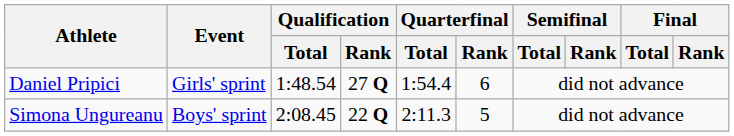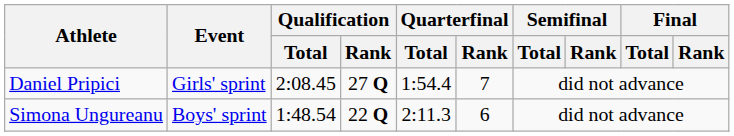(306, 83) 1:48.54 -> (306, 83) 2:08.45
(485, 83) 6 -> (485, 83) 7
(306, 114) 2:08.45 -> (306, 114) 1:48.54
(485, 114) 5 -> (485, 114) 6
